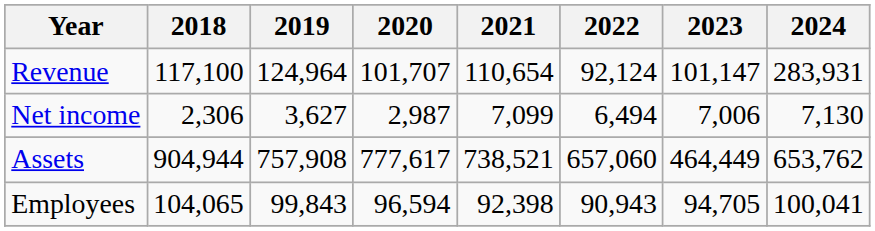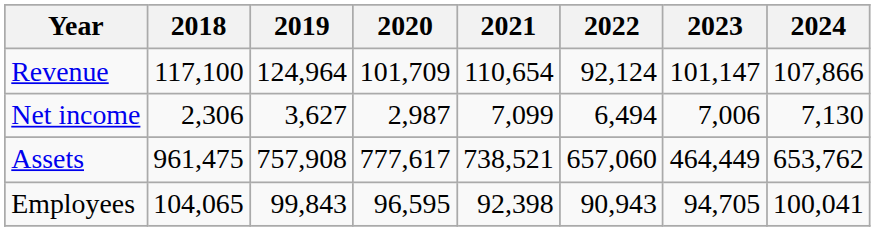(405, 70) 101,707 -> (405, 70) 101,709
(818, 70) 283,931 -> (818, 70) 107,866
(198, 159) 904,944 -> (198, 159) 961,475
(412, 203) 96,594 -> (412, 203) 96,595
